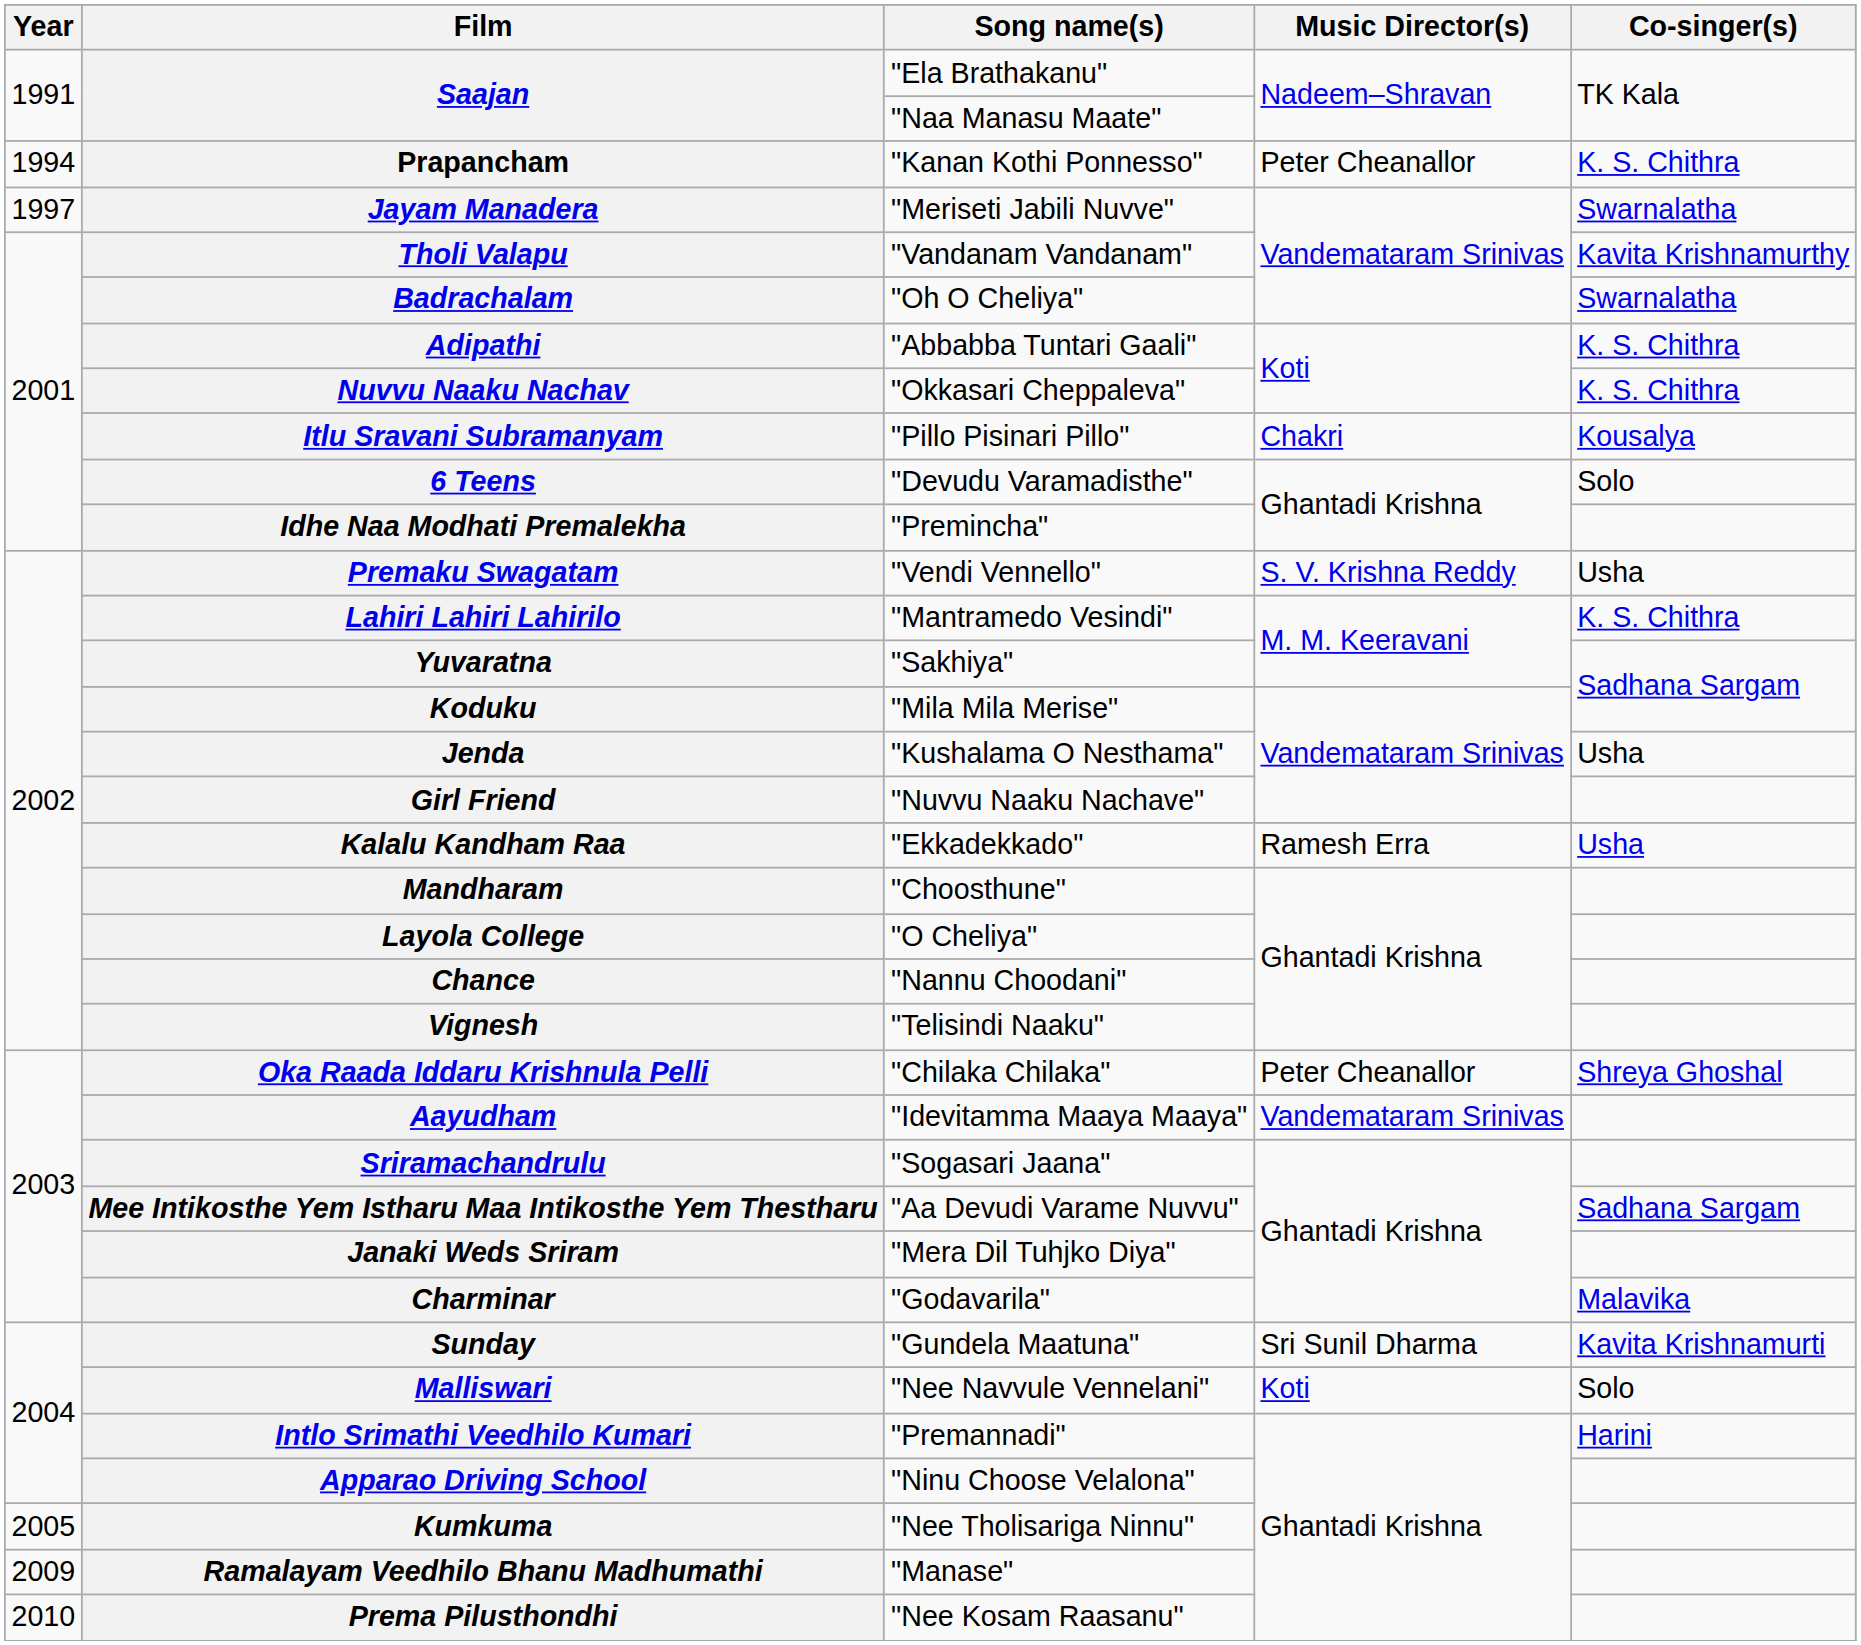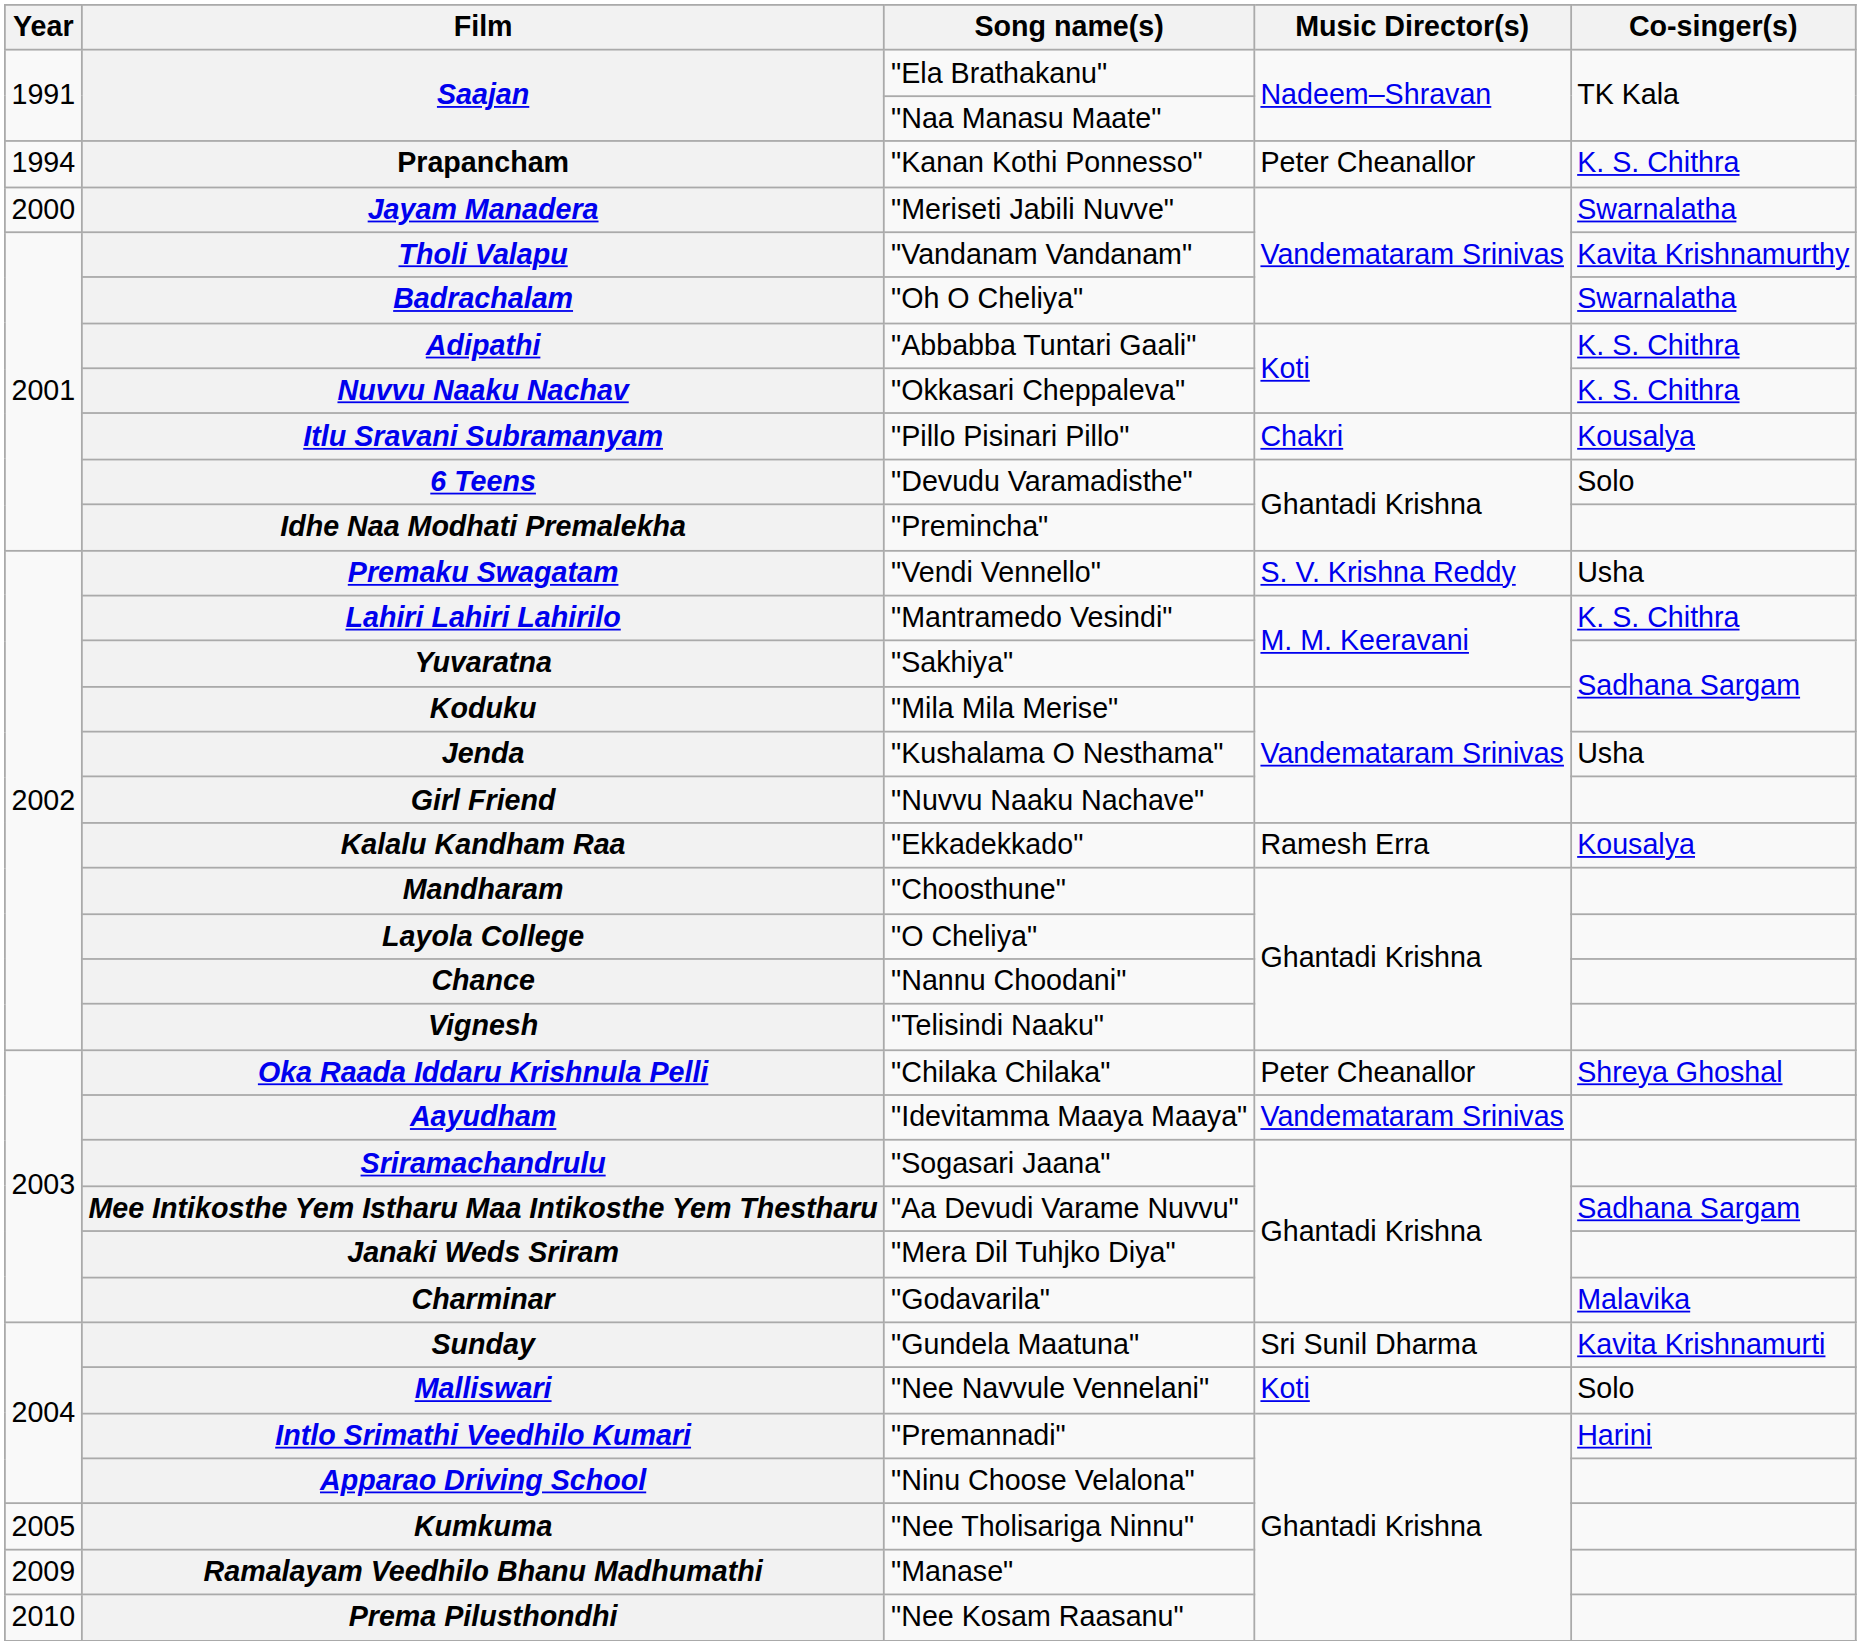(43, 208) 1997 -> (43, 208) 2000
(1611, 844) Usha -> (1636, 844) Kousalya
